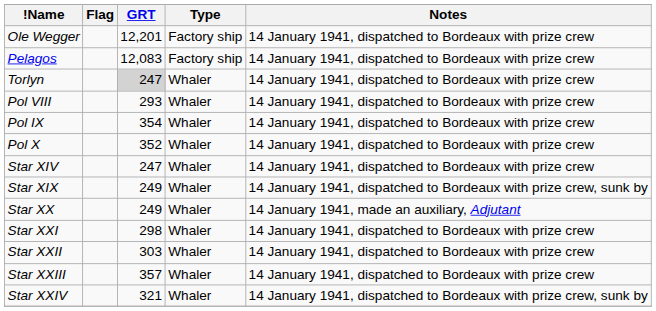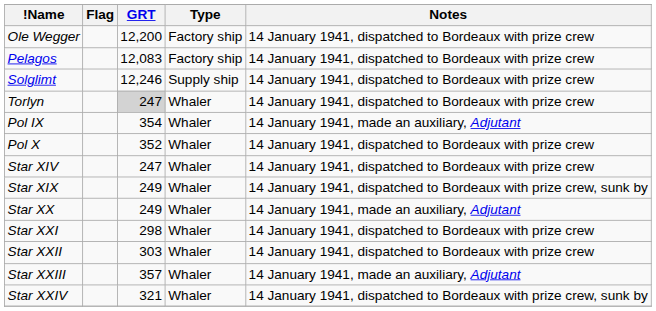(141, 36) 12,201 -> (141, 36) 12,200
+ row: (32, 79)
- row: (29, 101)
(421, 123) 14 January 1941, dispatched to Bordeaux with prize crew -> (385, 123) 14 January 1941, made an auxiliary, Adjutant
(421, 274) 14 January 1941, dispatched to Bordeaux with prize crew -> (385, 274) 14 January 1941, made an auxiliary, Adjutant
